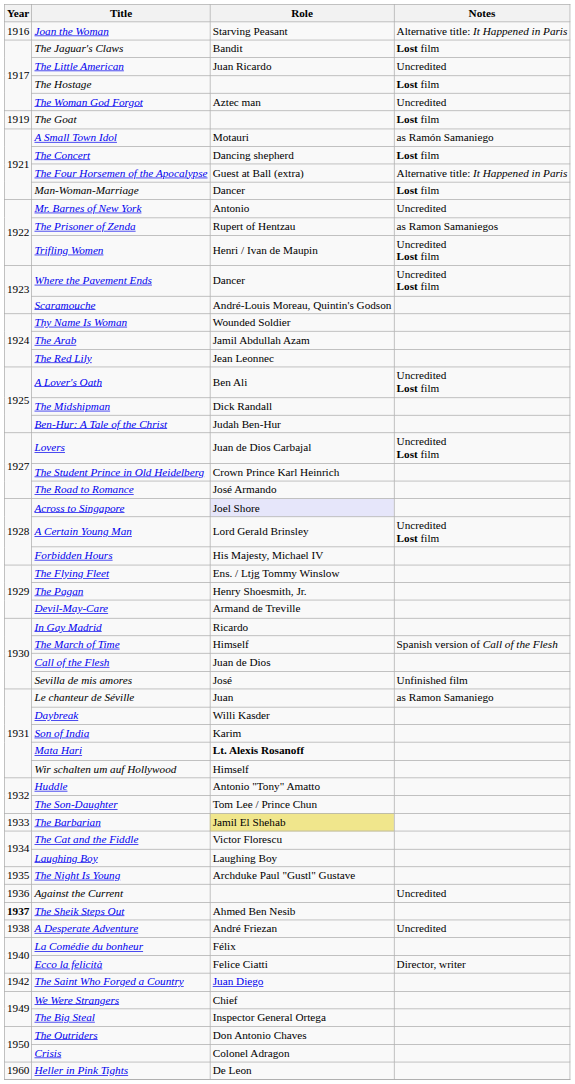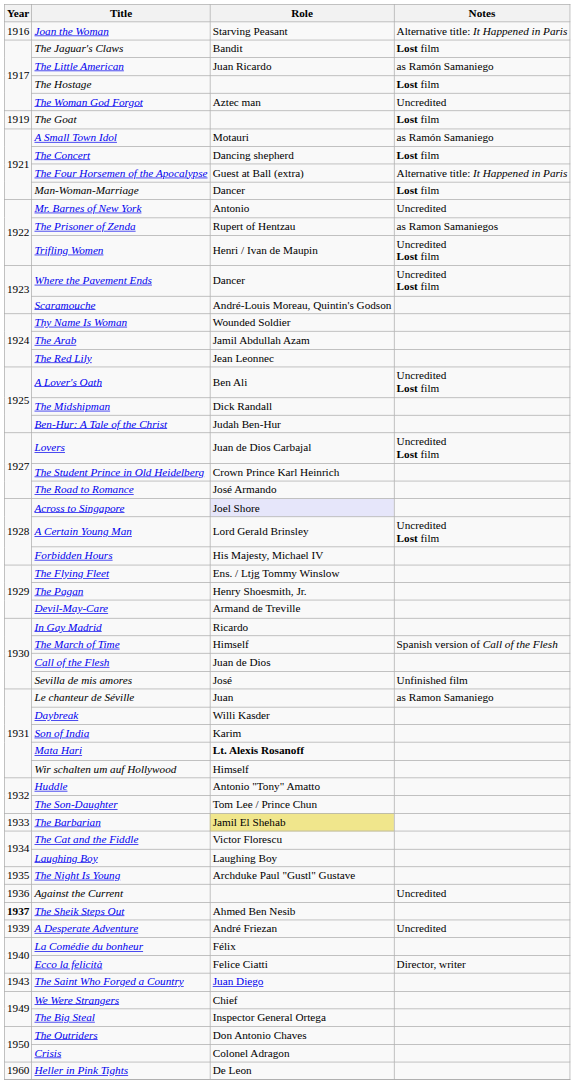(421, 66) Uncredited -> (445, 66) as Ramón Samaniego
(18, 928) 1938 -> (18, 928) 1939
(18, 982) 1942 -> (18, 982) 1943
